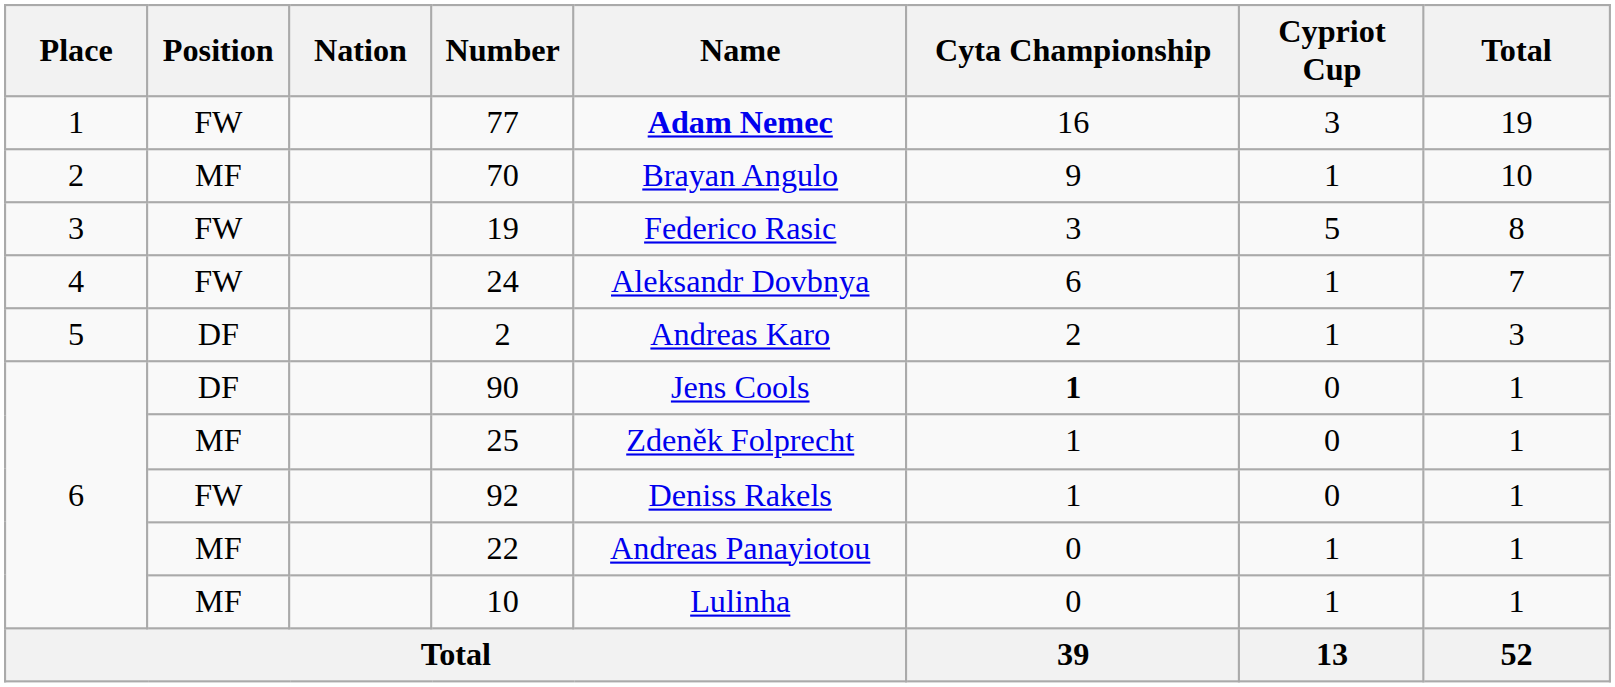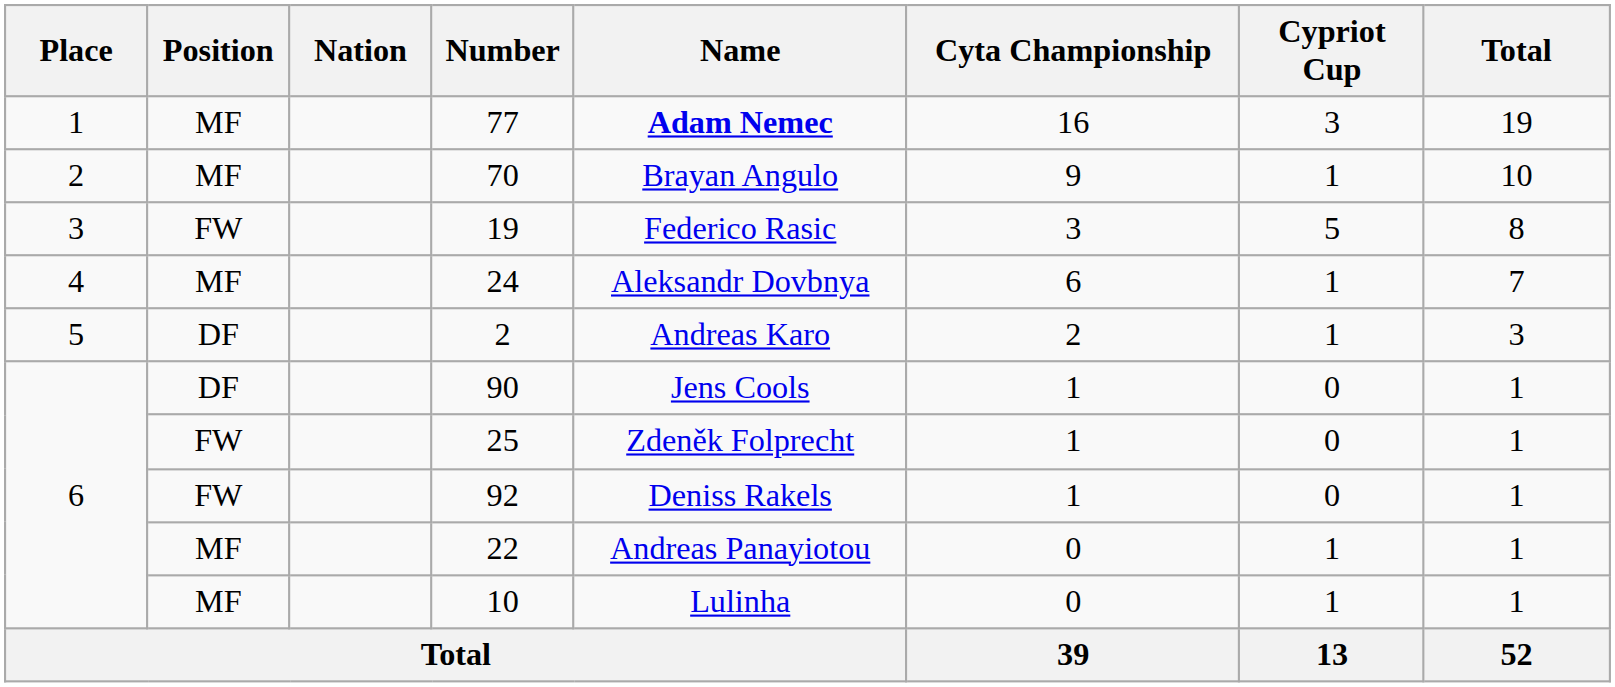(218, 122) FW -> (218, 122) MF
(218, 281) FW -> (218, 281) MF
(1073, 388) bold -> (1073, 388) normal
(218, 441) MF -> (218, 441) FW
